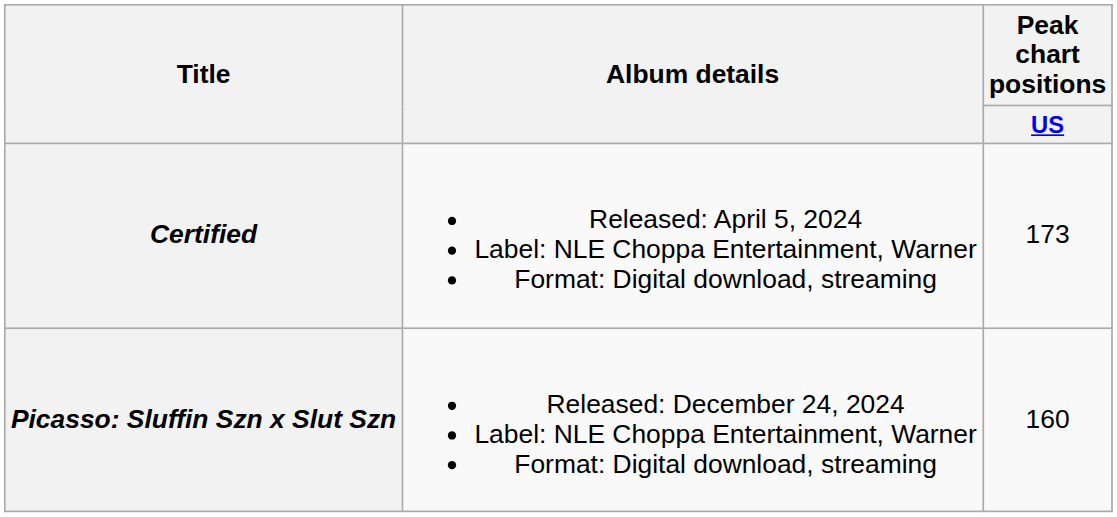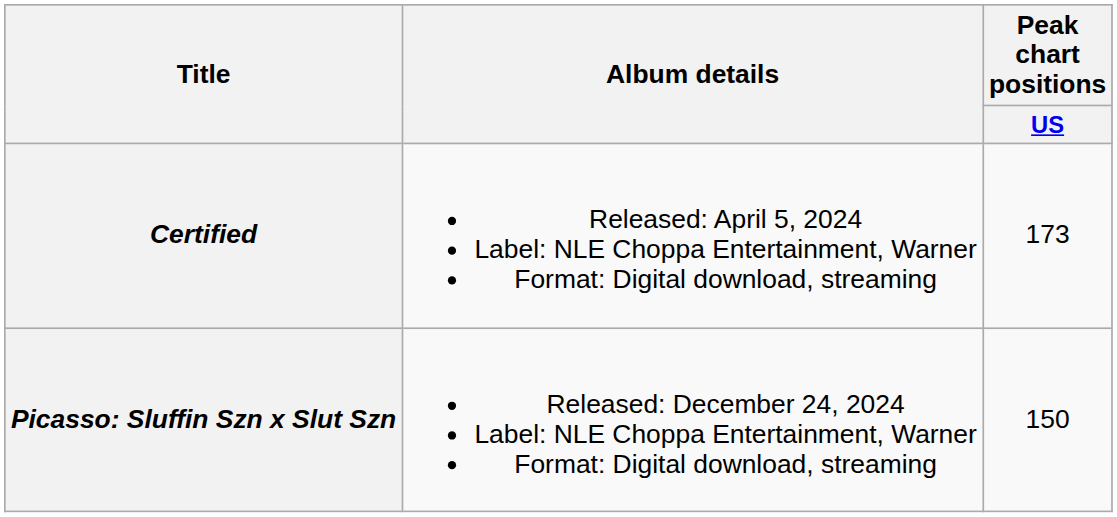(1048, 418) 160 -> (1048, 418) 150
